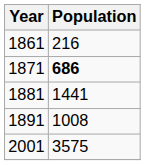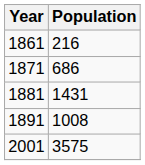(66, 69) bold -> (66, 69) normal
(70, 95) 1441 -> (70, 95) 1431
